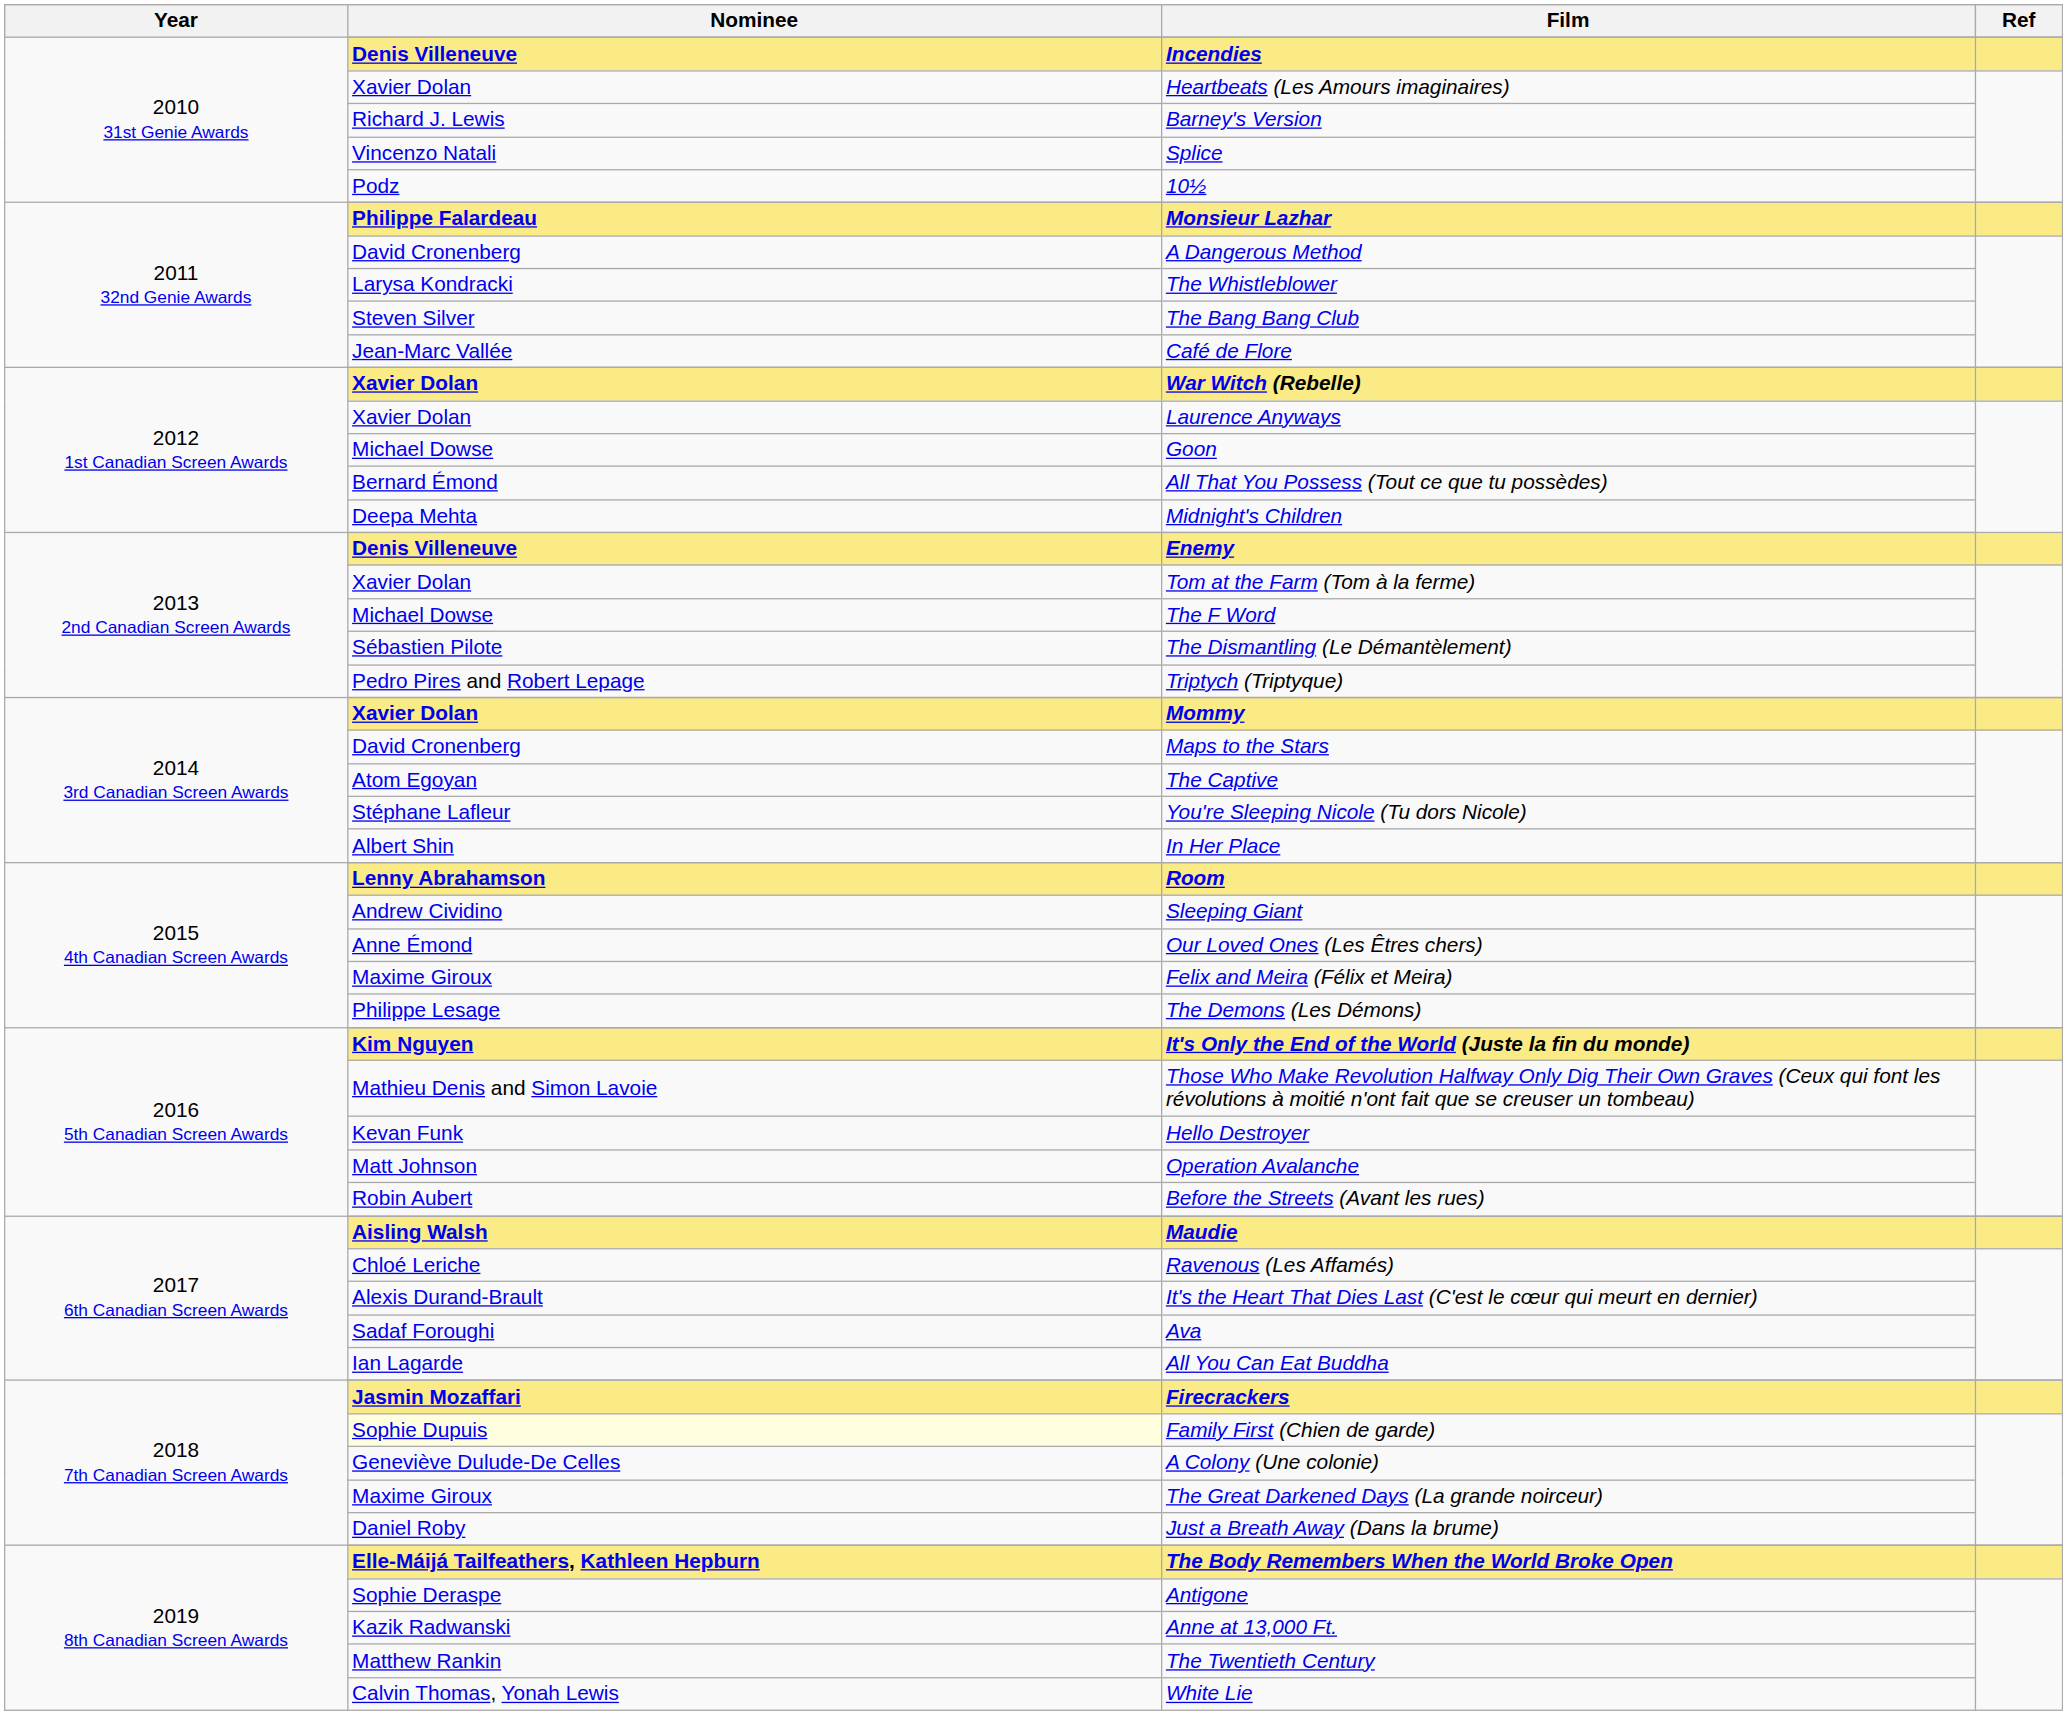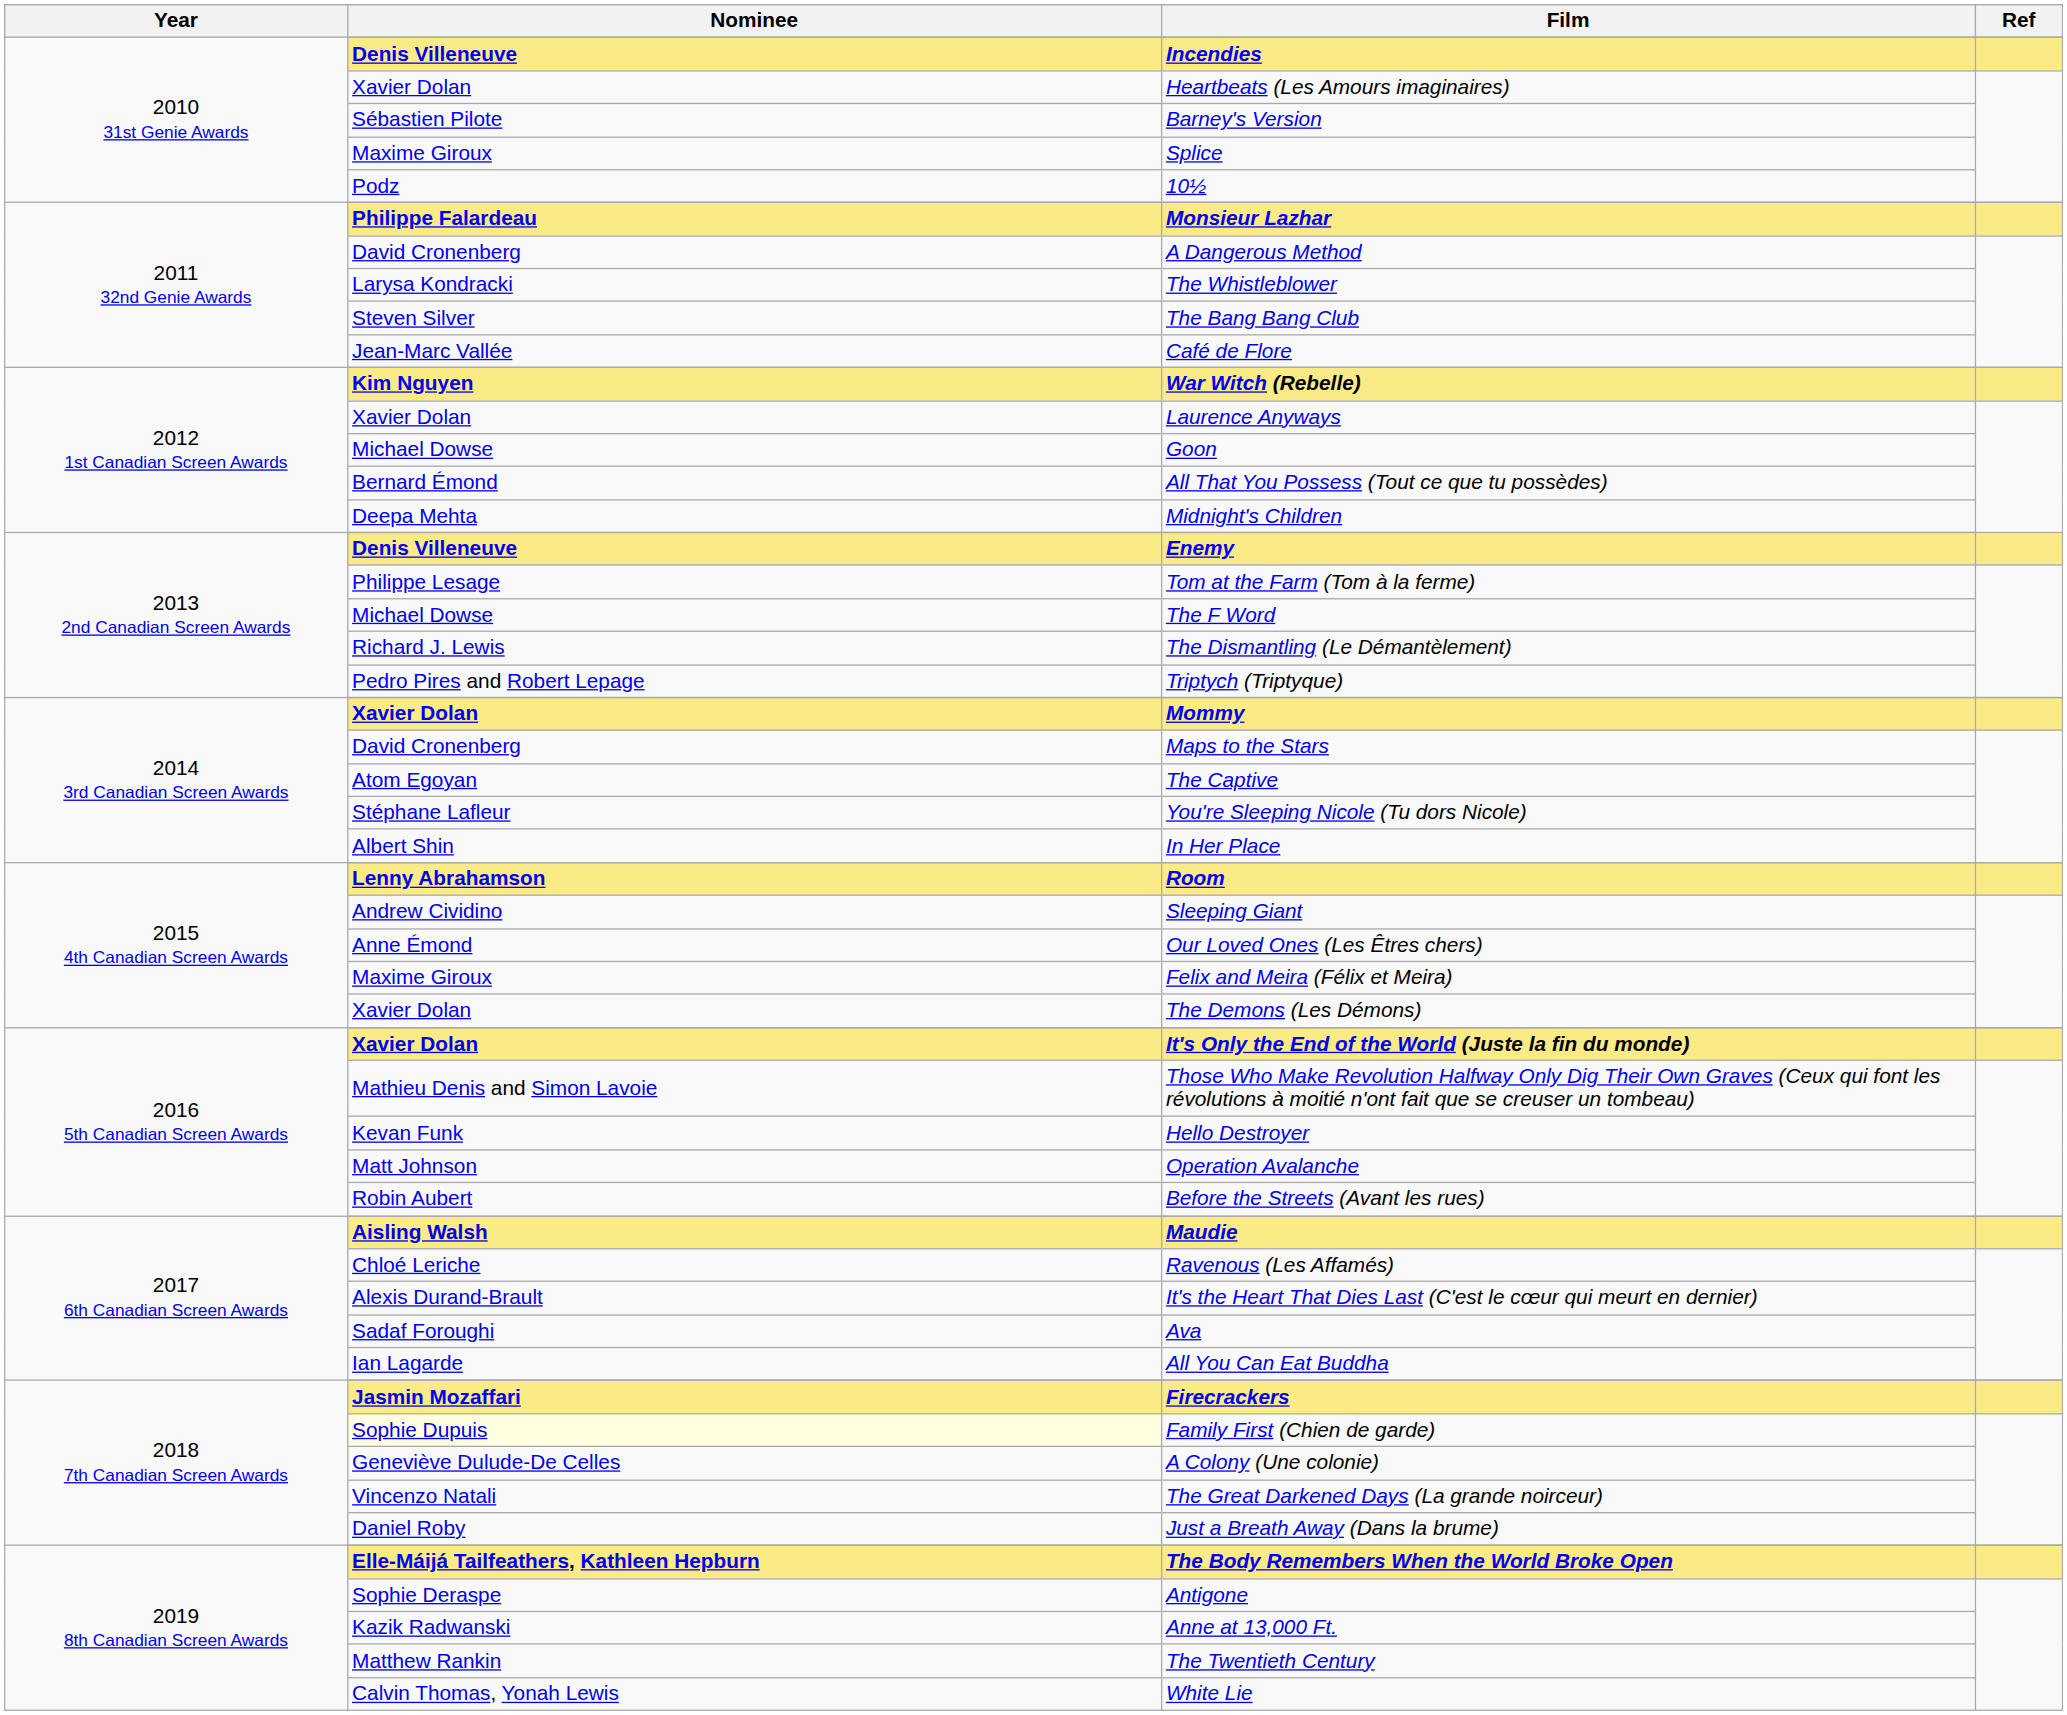(428, 119) Richard J. Lewis -> (427, 119) Sébastien Pilote
(424, 152) Vincenzo Natali -> (422, 152) Maxime Giroux
(415, 383) Xavier Dolan -> (413, 383) Kim Nguyen
(412, 581) Xavier Dolan -> (426, 581) Philippe Lesage
(427, 647) Sébastien Pilote -> (428, 647) Richard J. Lewis
(426, 1010) Philippe Lesage -> (412, 1010) Xavier Dolan
(413, 1043) Kim Nguyen -> (415, 1043) Xavier Dolan
(422, 1495) Maxime Giroux -> (424, 1495) Vincenzo Natali
